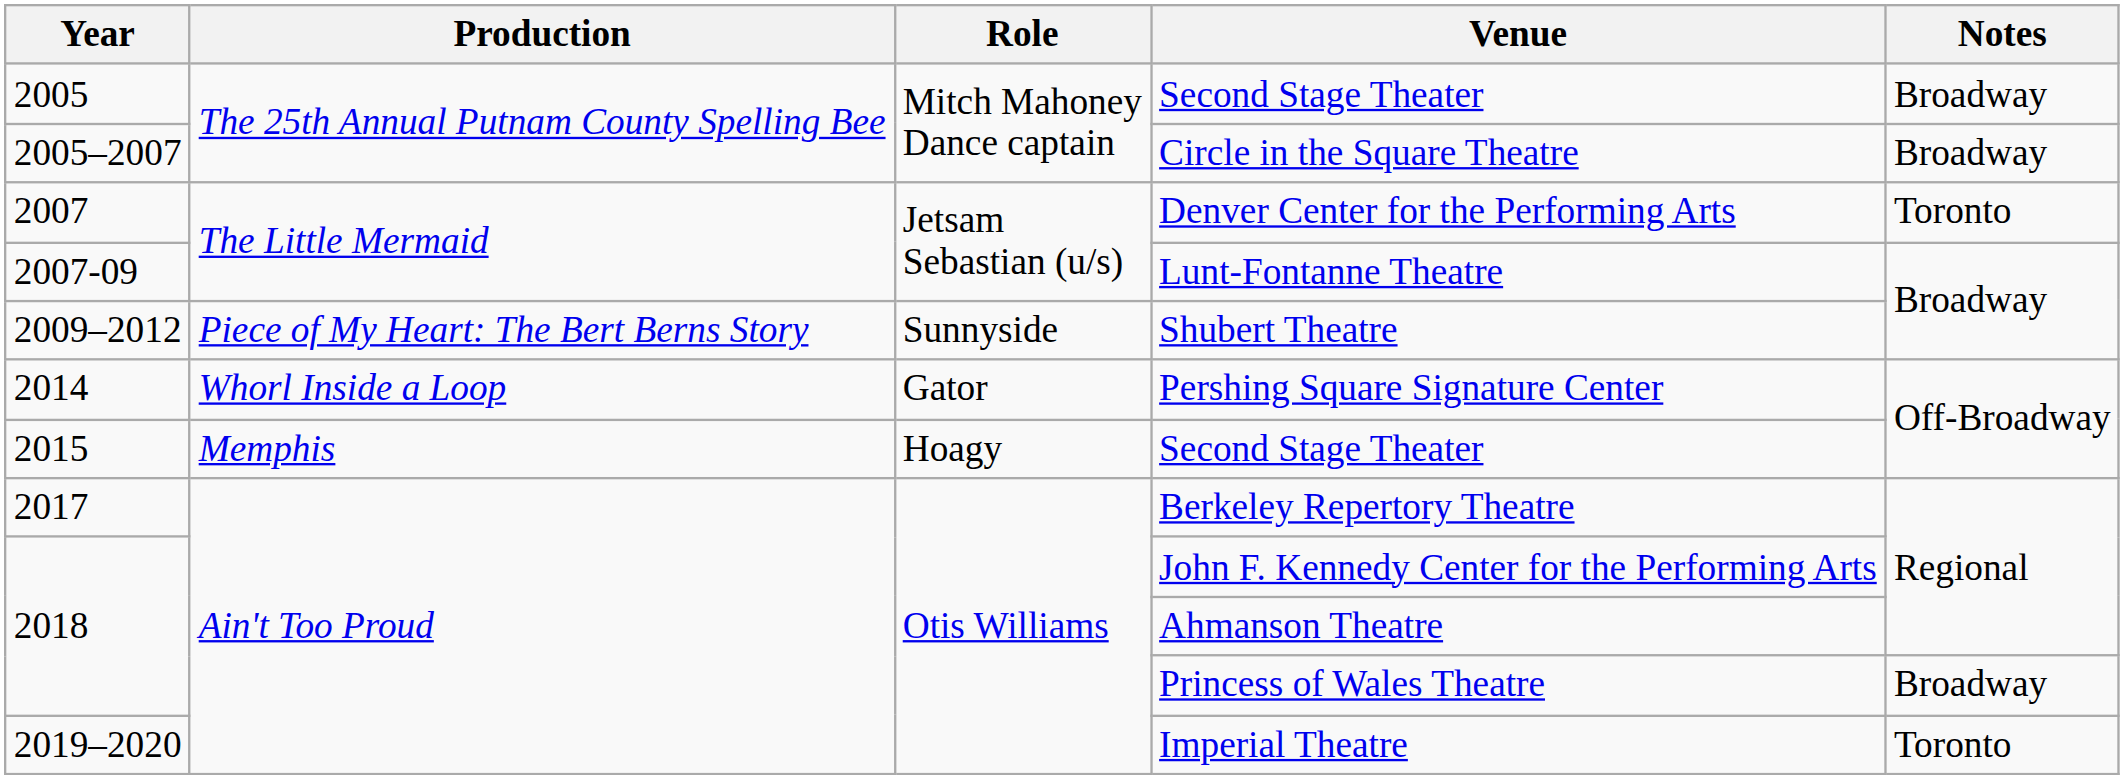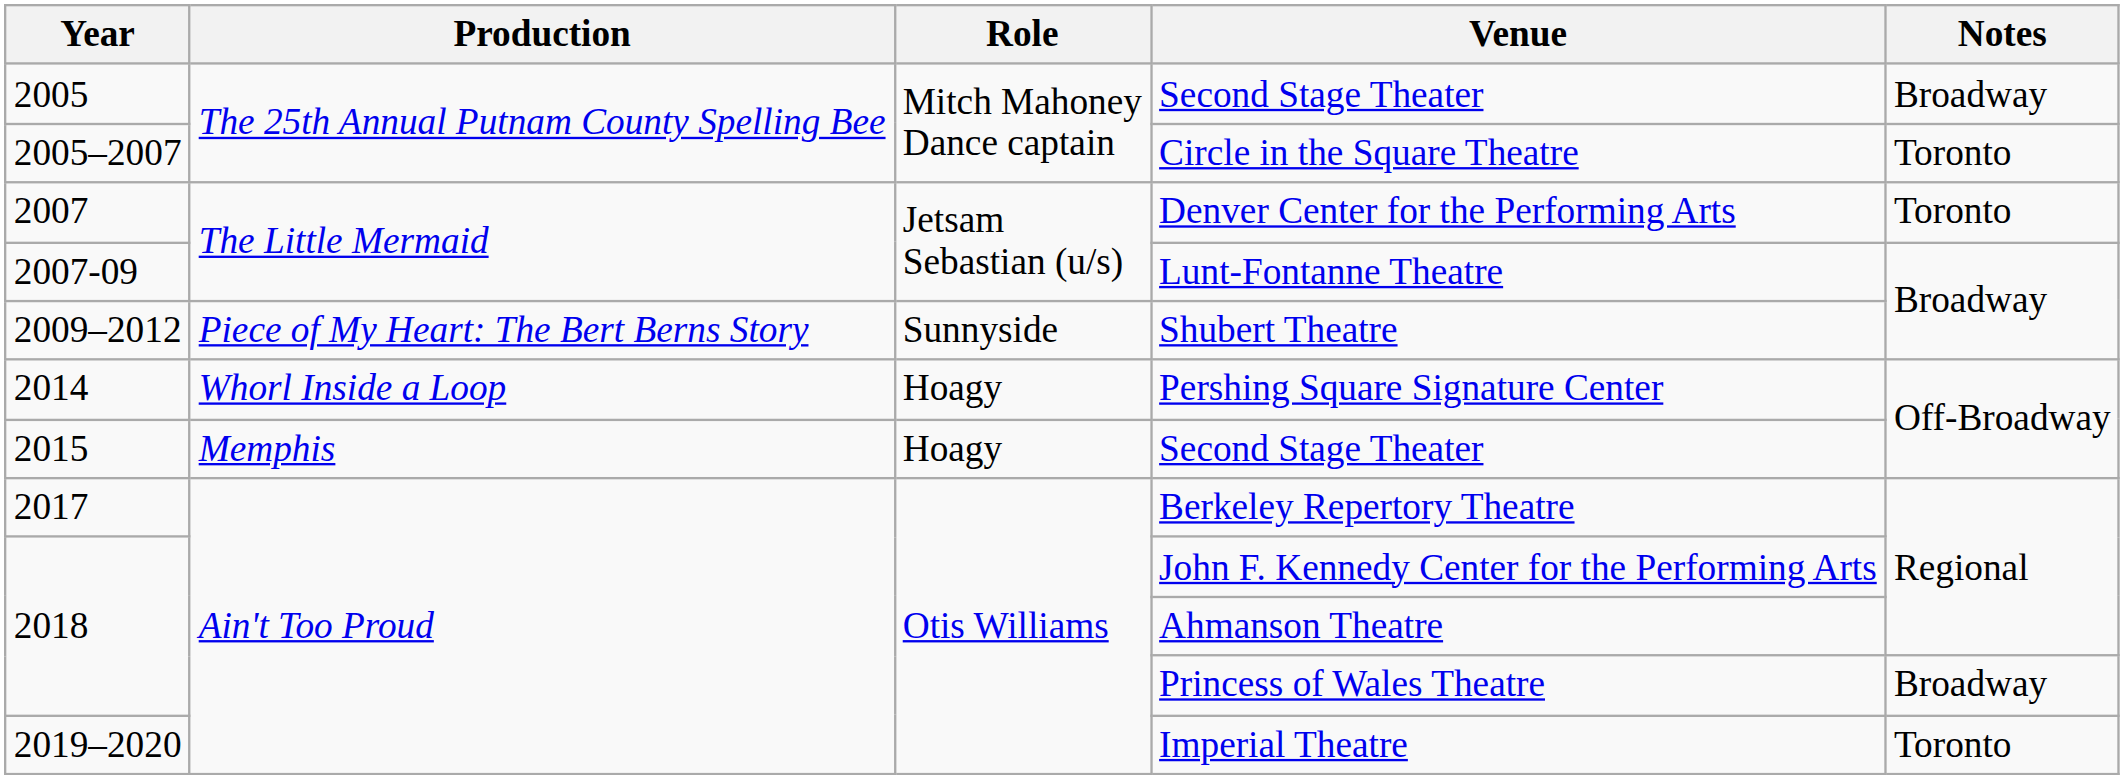(1971, 152) Broadway -> (1953, 152) Toronto
(945, 388) Gator -> (952, 388) Hoagy
